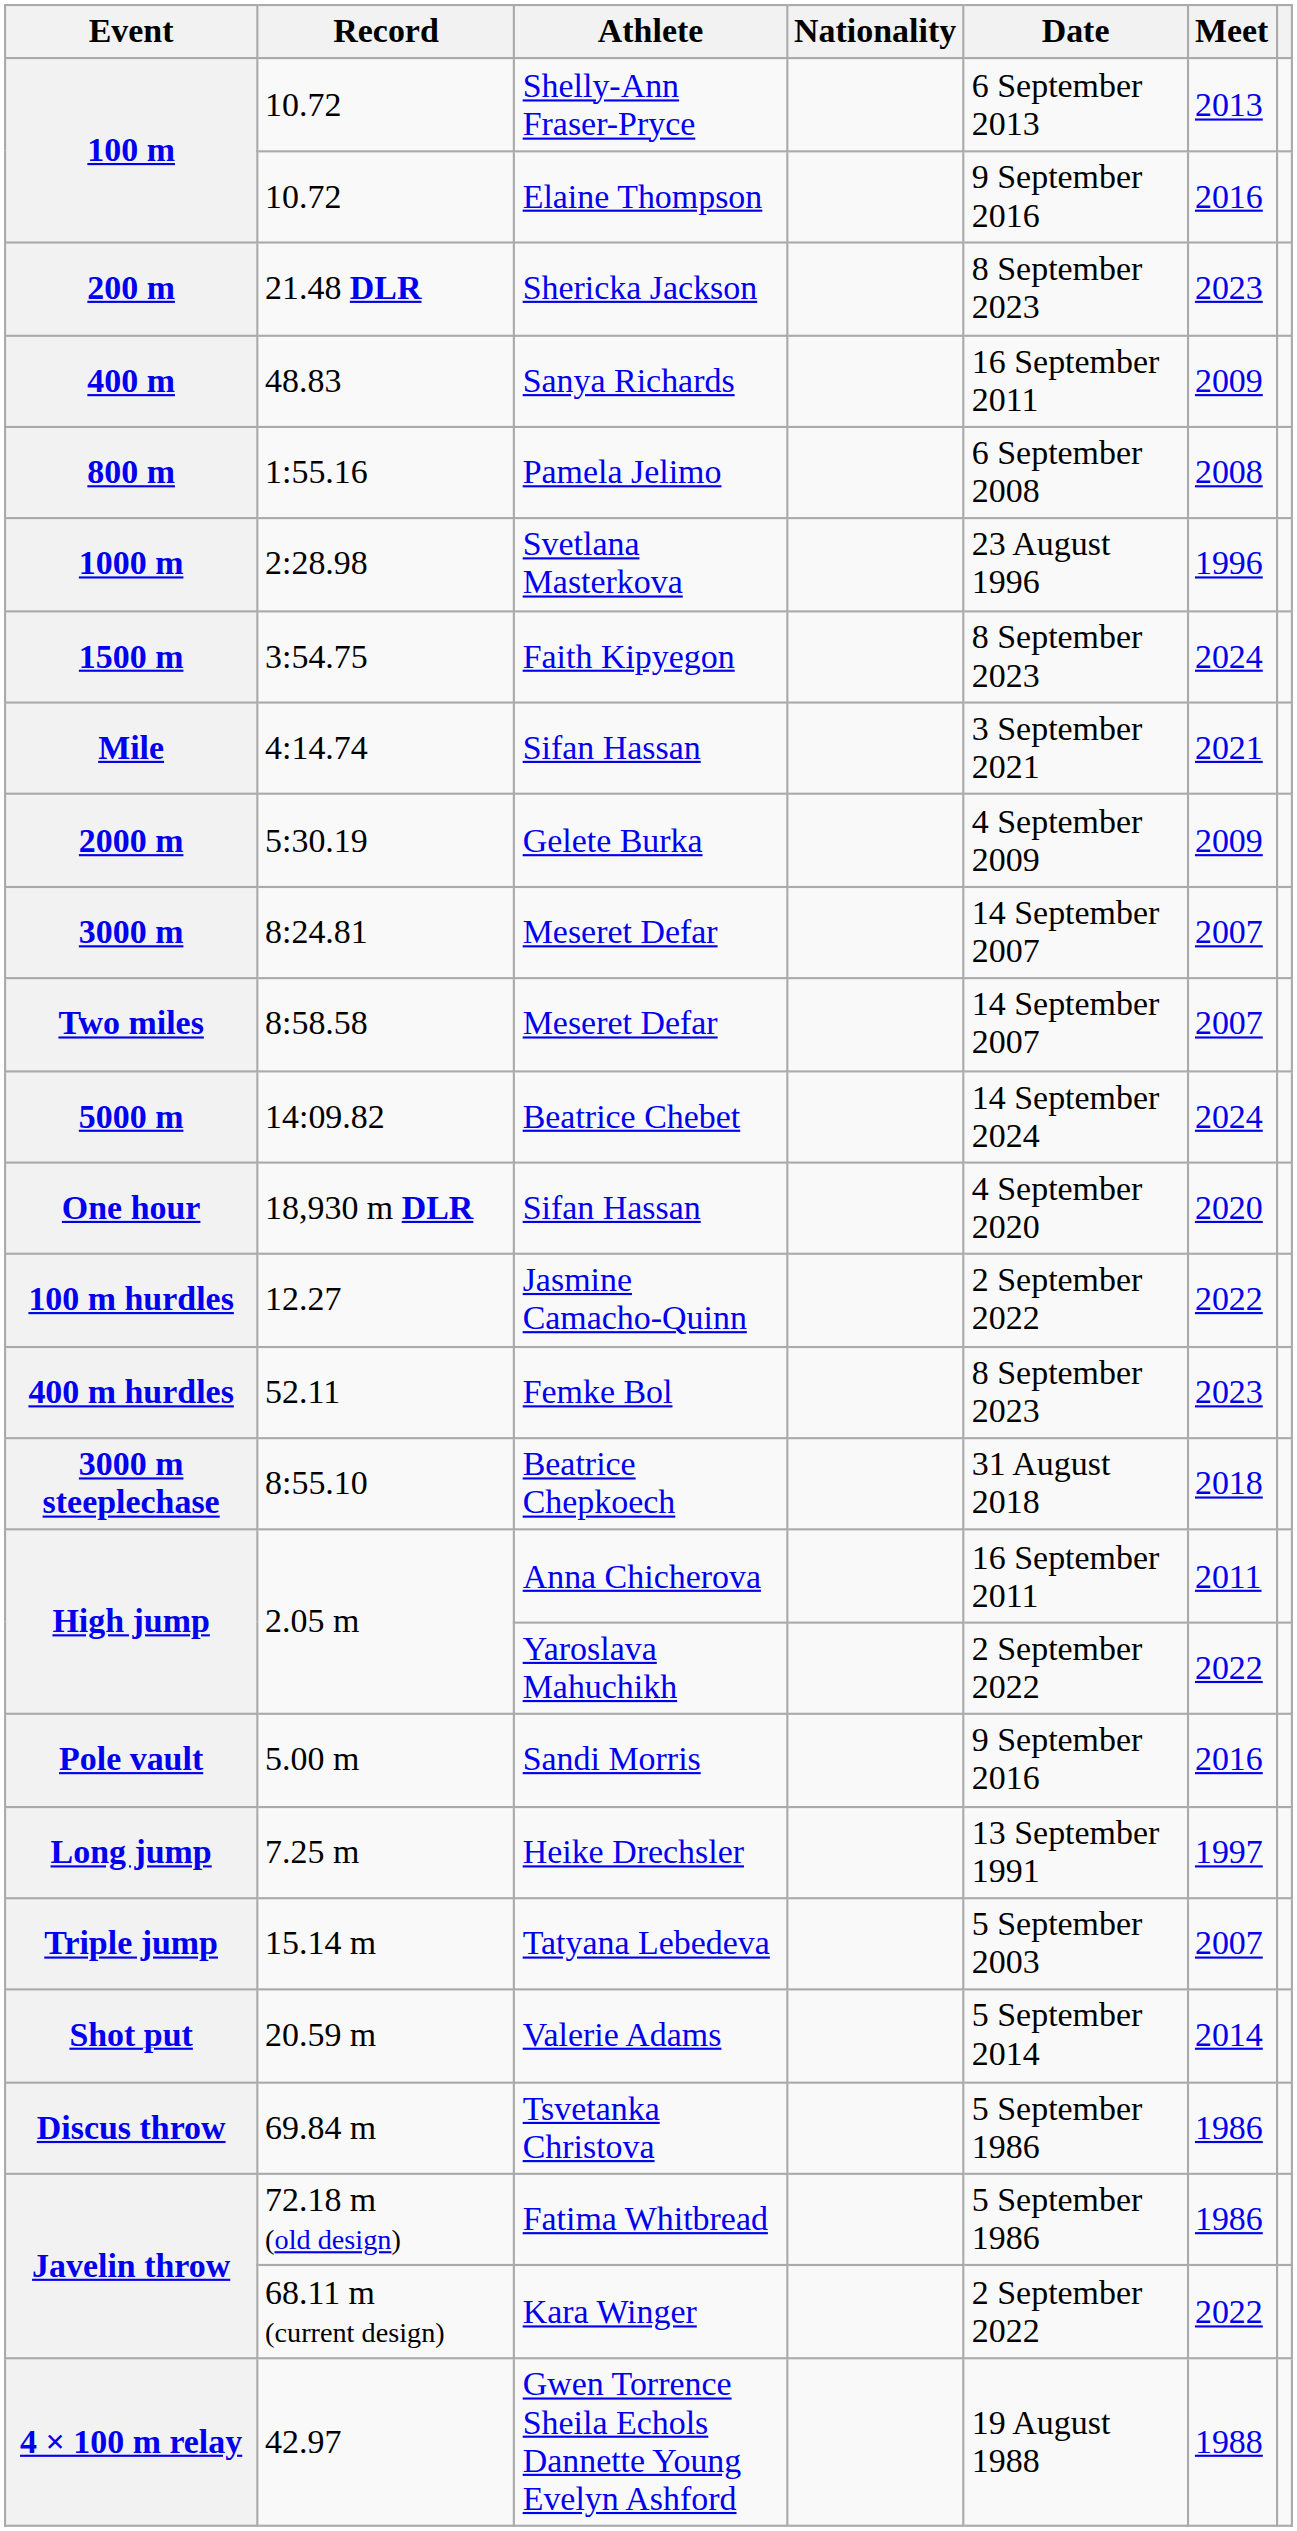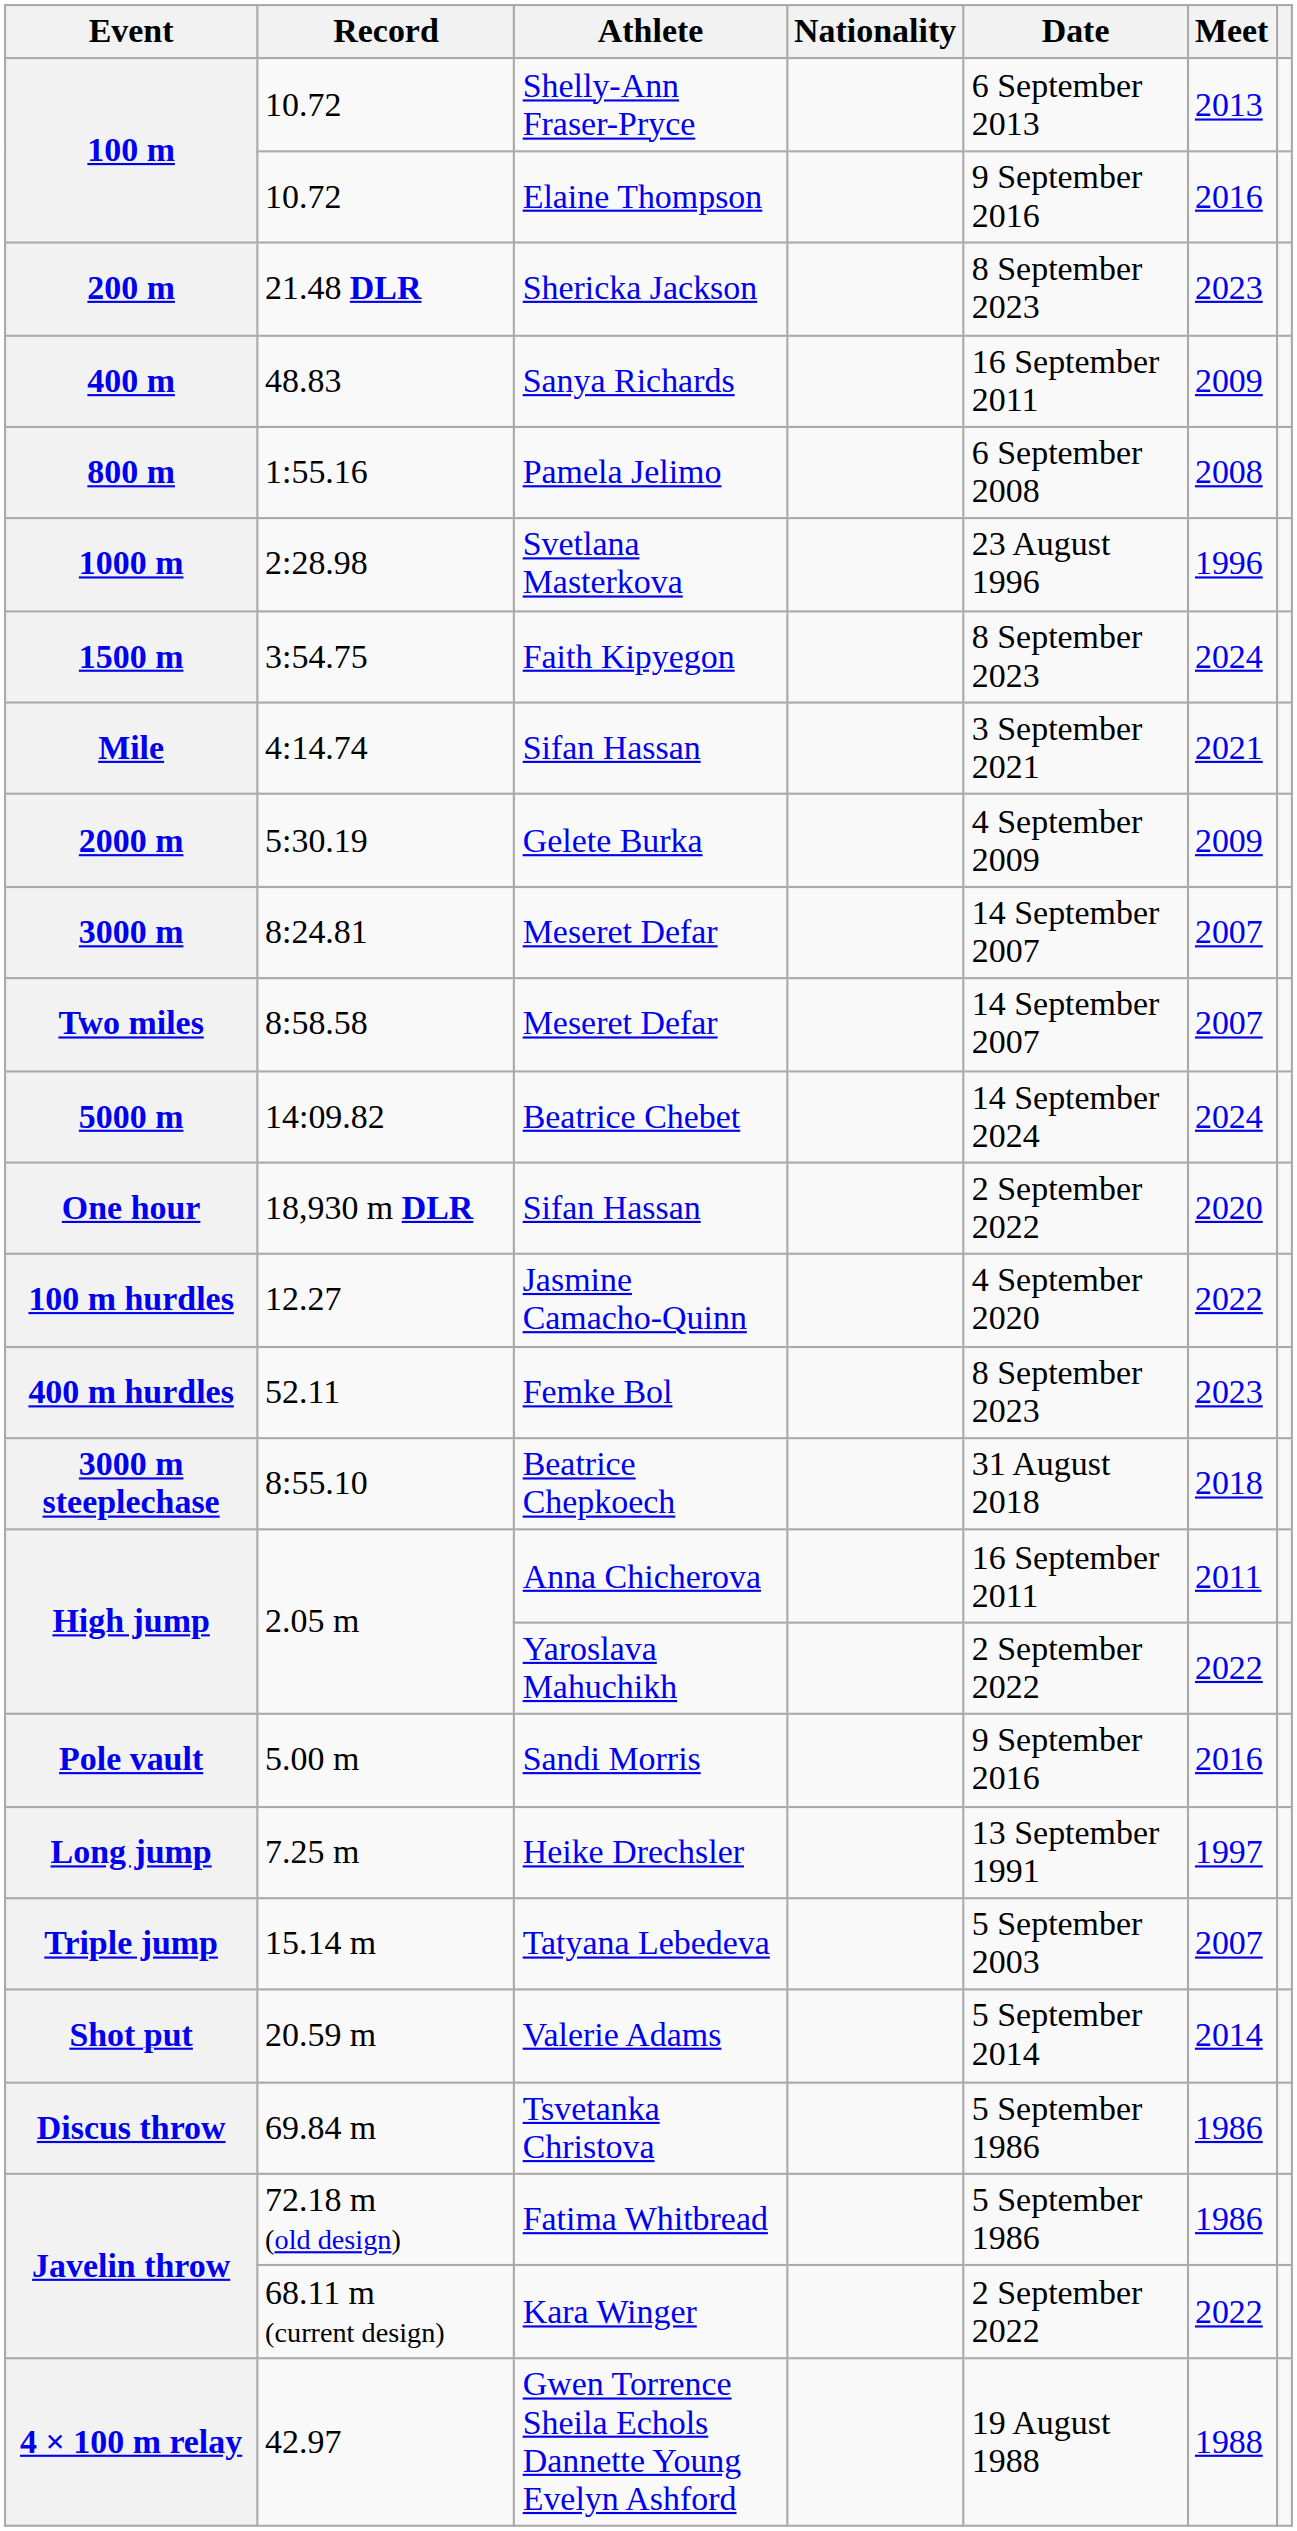(1057, 1207) 4 September 2020 -> (1057, 1207) 2 September 2022
(1057, 1299) 2 September 2022 -> (1057, 1299) 4 September 2020
